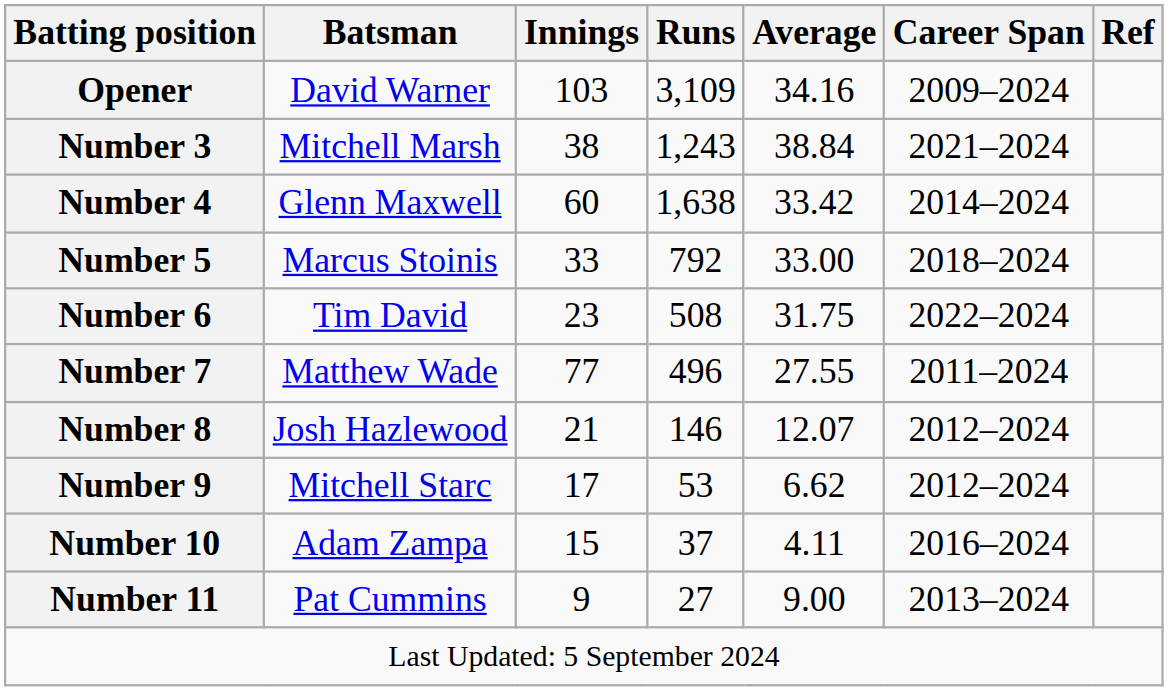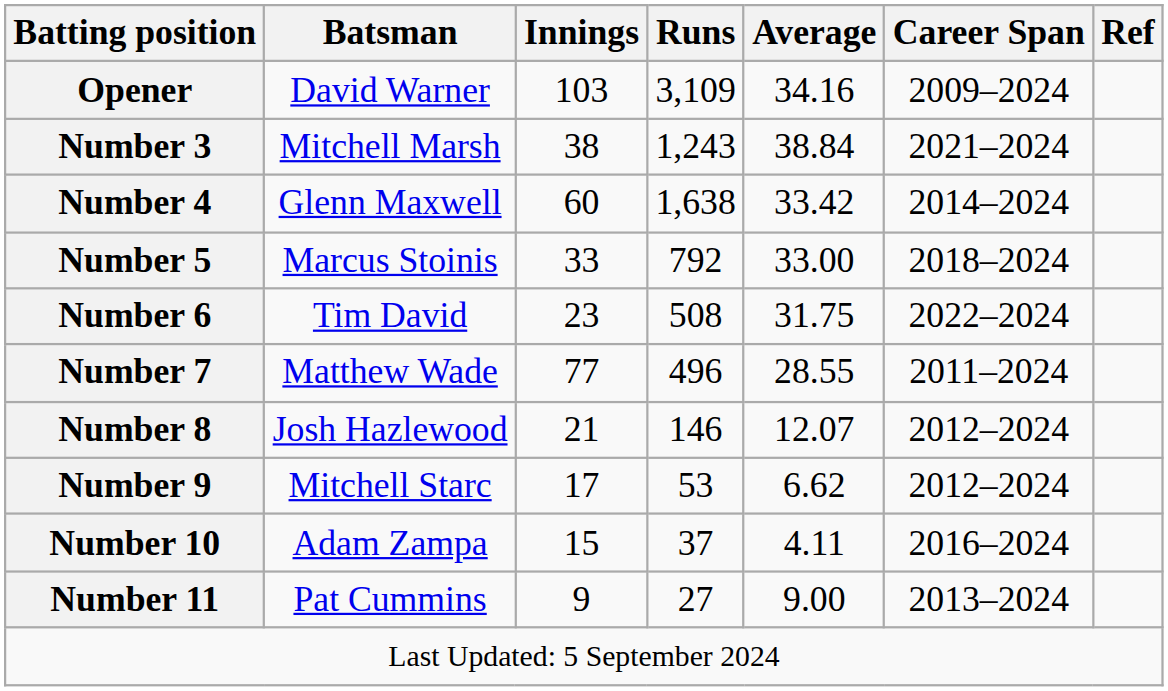(814, 372) 27.55 -> (814, 372) 28.55
